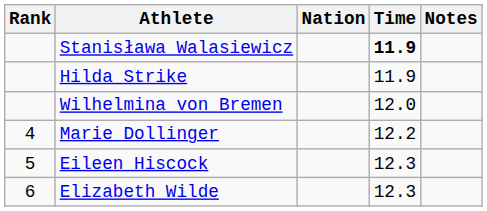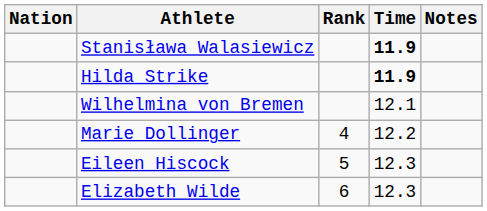columns swapped: (30, 19) <-> (333, 19)
(395, 77) normal -> (395, 77) bold
(395, 106) 12.0 -> (395, 106) 12.1
